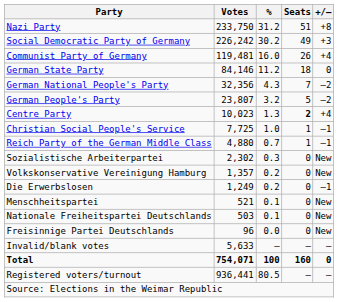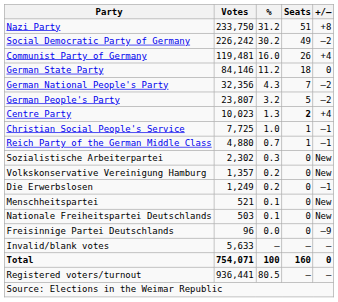(326, 41) +3 -> (326, 41) –2
(323, 231) New -> (326, 231) –9
